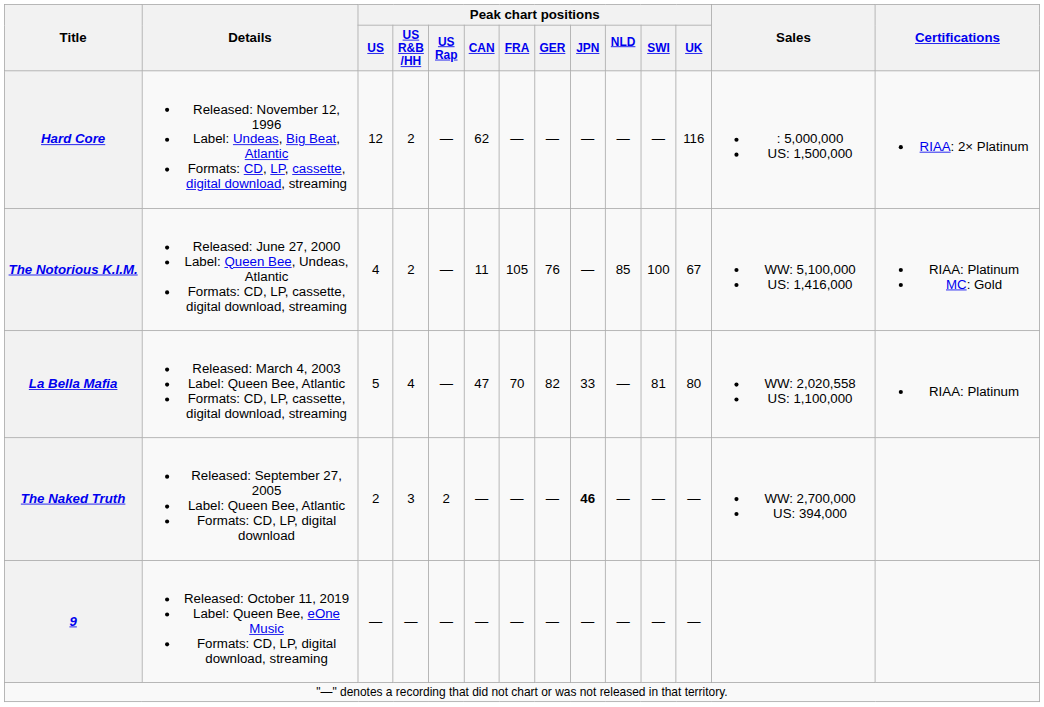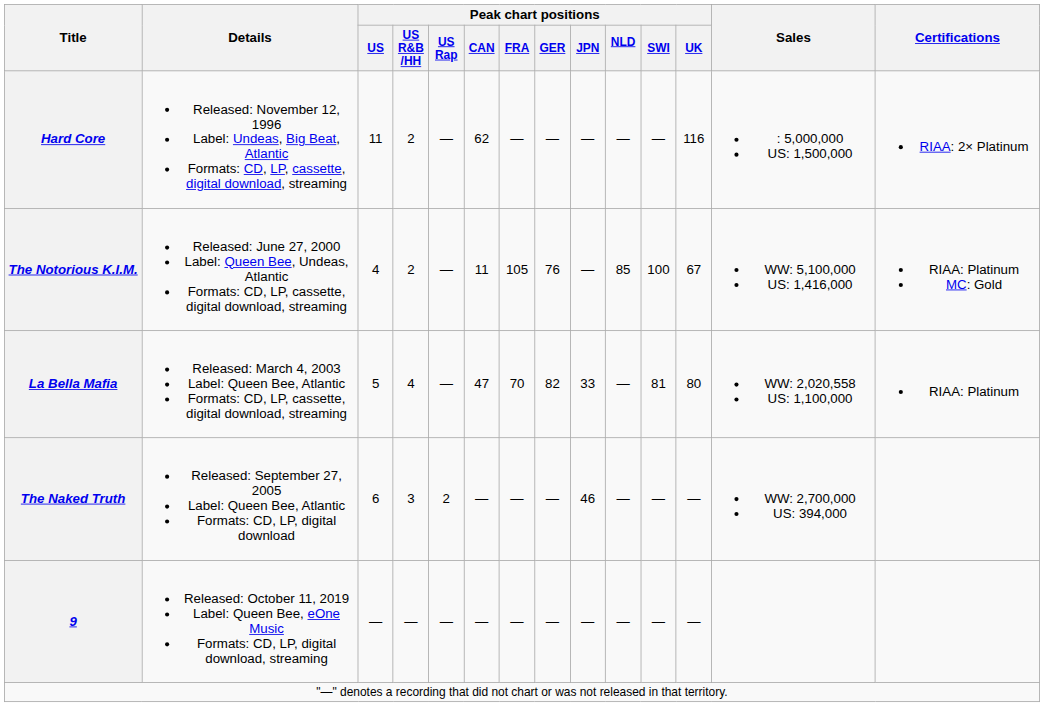(376, 139) 12 -> (376, 139) 11
(376, 499) 2 -> (376, 499) 6
(588, 499) bold -> (588, 499) normal
